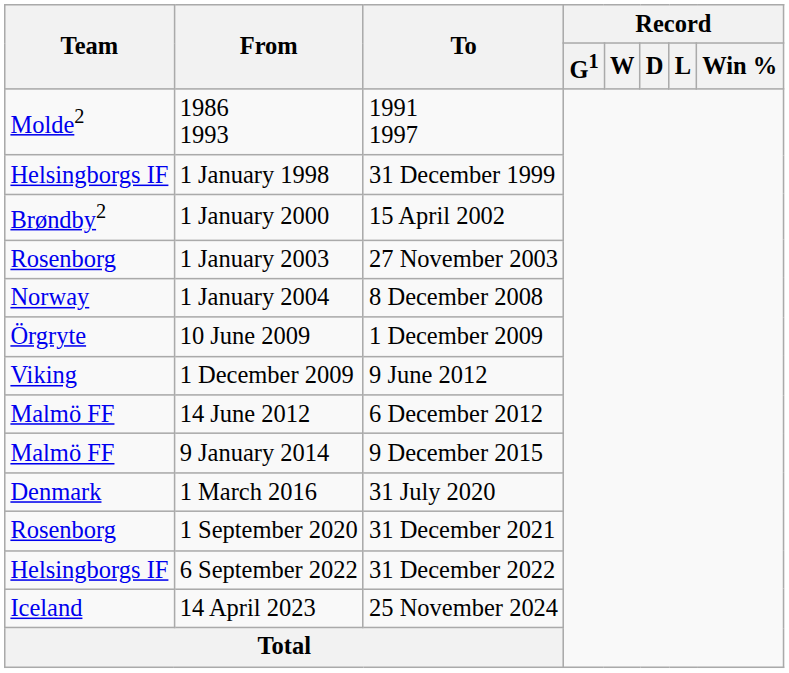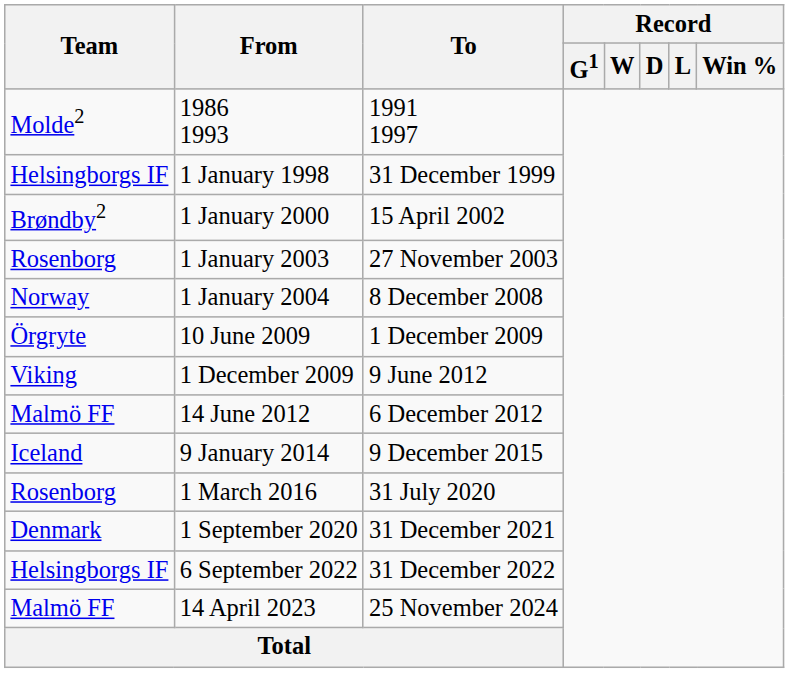(62, 452) Malmö FF -> (46, 452) Iceland
(56, 491) Denmark -> (63, 491) Rosenborg
(63, 530) Rosenborg -> (56, 530) Denmark
(46, 608) Iceland -> (62, 608) Malmö FF
